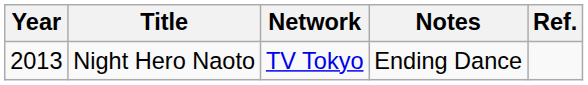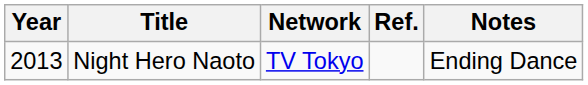columns swapped: (448, 23) <-> (555, 23)
